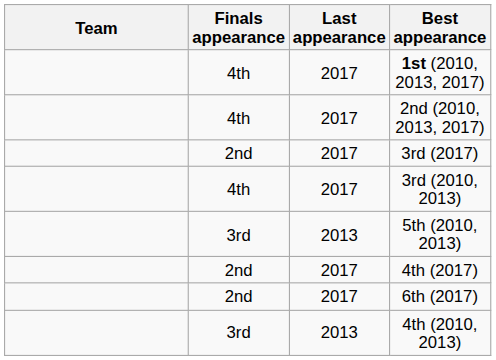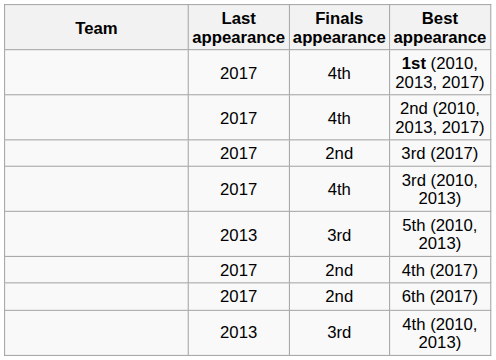columns swapped: (239, 27) <-> (339, 27)
